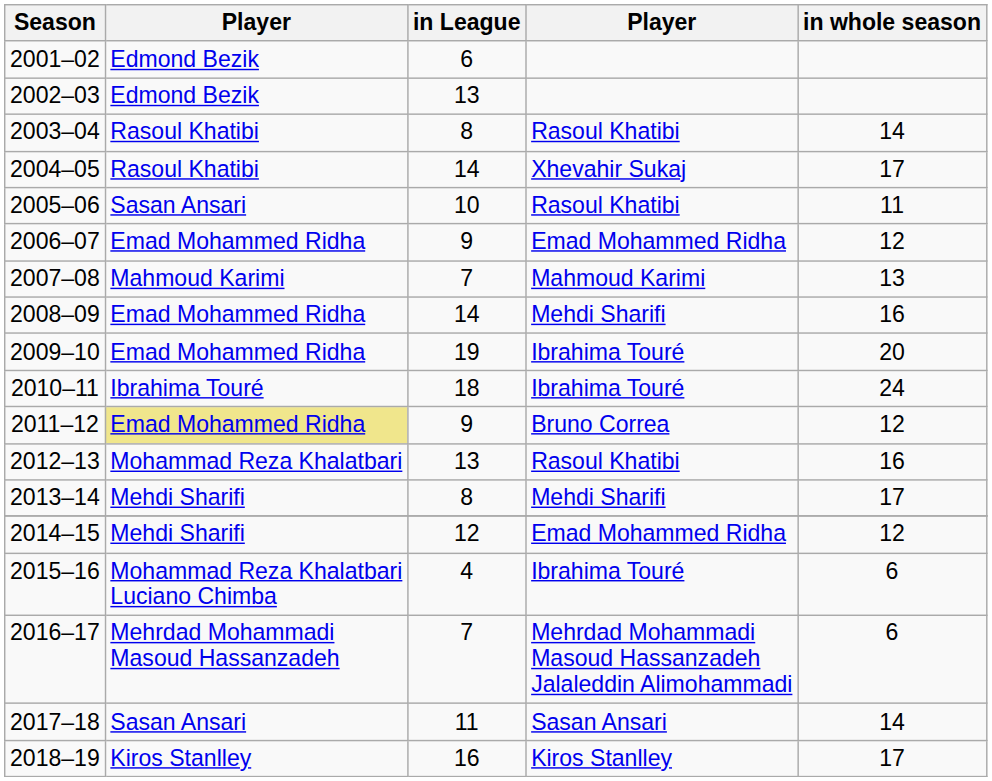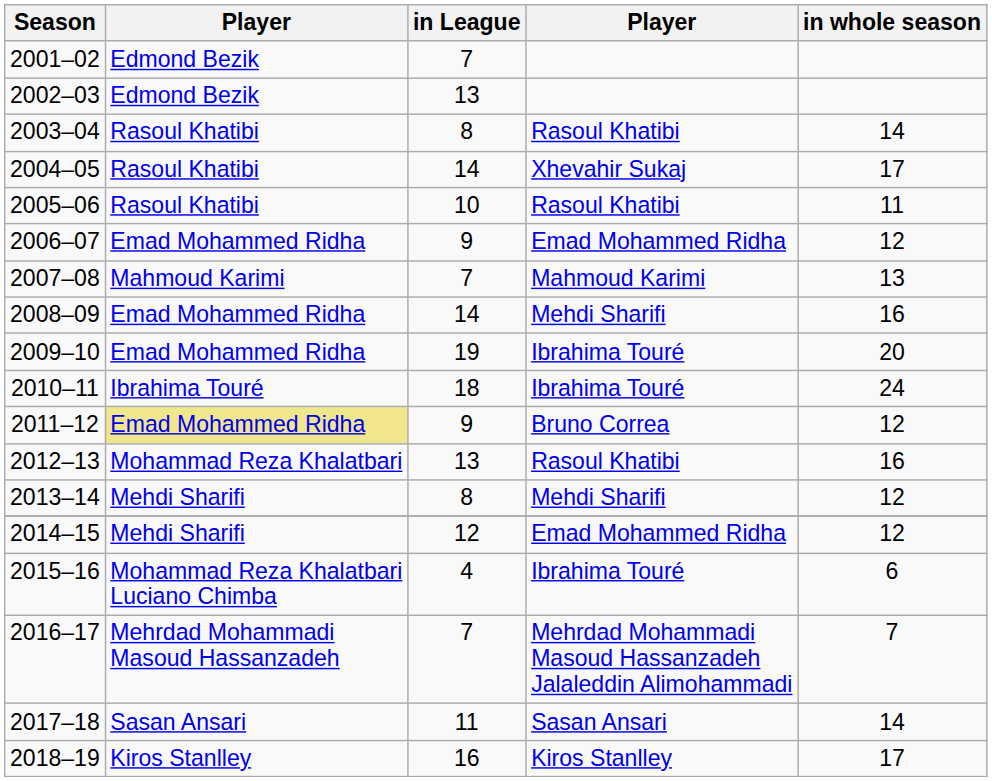(467, 59) 6 -> (467, 59) 7
(178, 205) Sasan Ansari -> (185, 205) Rasoul Khatibi
(892, 497) 17 -> (892, 497) 12
(892, 633) 6 -> (892, 633) 7
